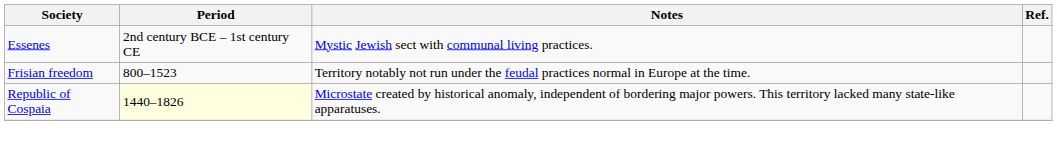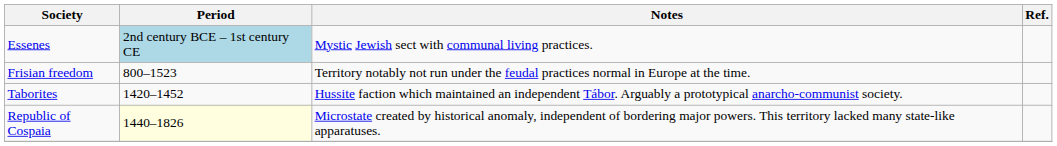(206, 44) no background -> (206, 44) lightblue background
+ row: (32, 94)
